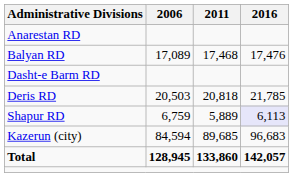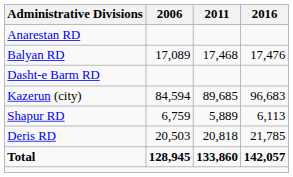rows swapped: (32, 95) <-> (44, 136)
(271, 116) lavender background -> (271, 116) no background
